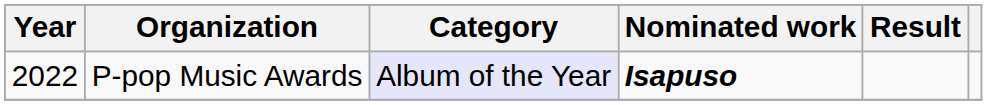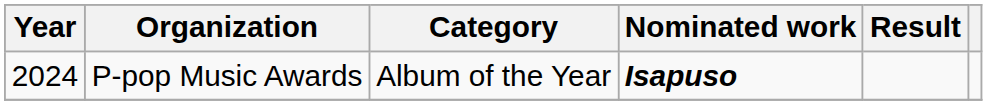(45, 75) 2022 -> (45, 75) 2024
(494, 75) lavender background -> (494, 75) no background
